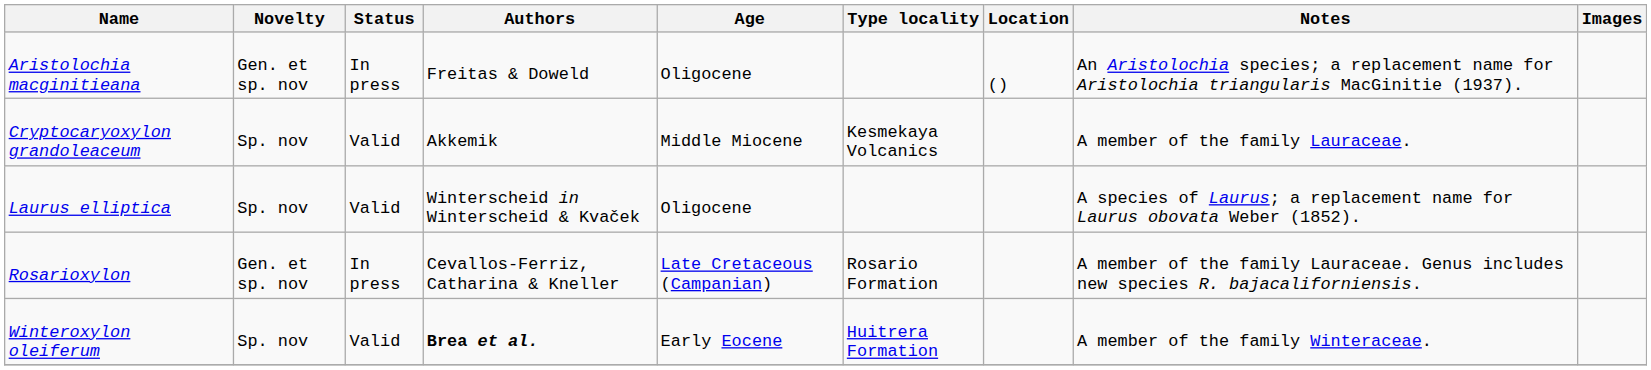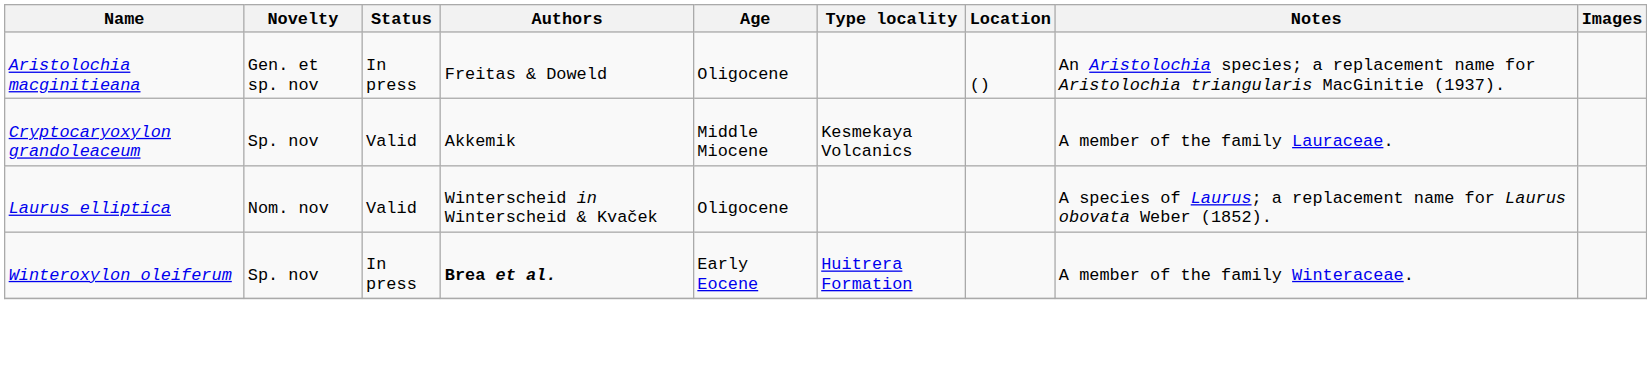(273, 208) Sp. nov -> (288, 208) Nom. nov
- row: (70, 275)
(375, 341) Valid -> (391, 275) In press
